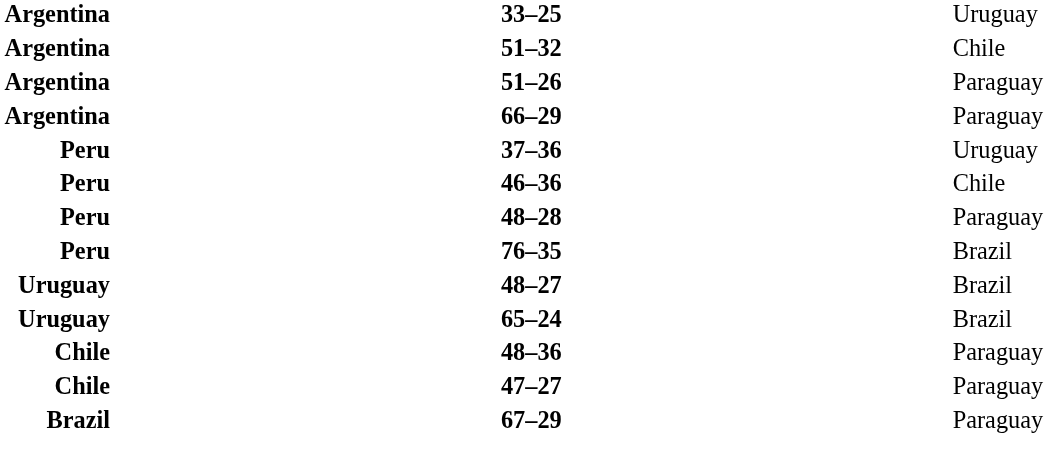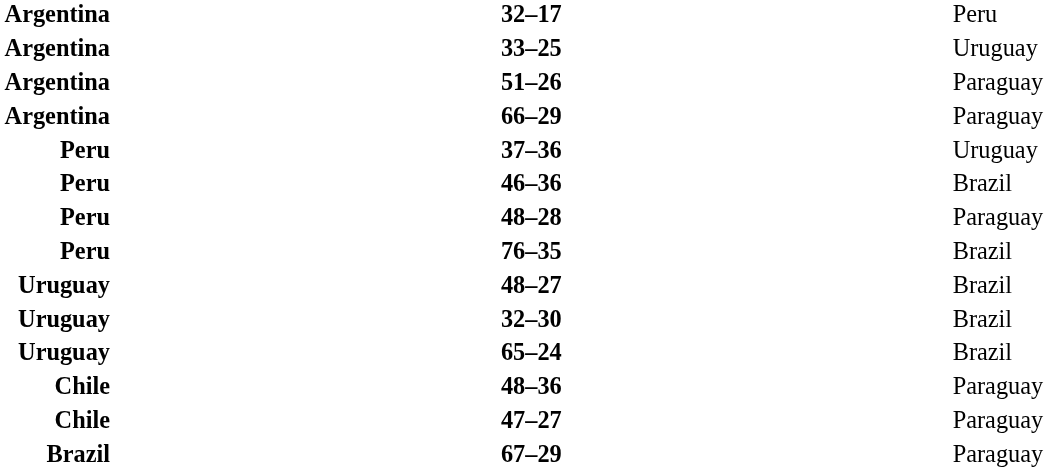+ row: (531, 14)
- row: (531, 48)
(979, 183) Chile -> (982, 183) Brazil
+ row: (531, 318)
